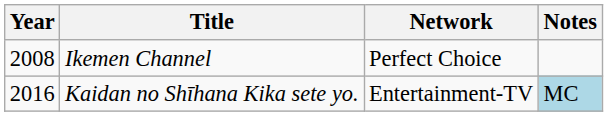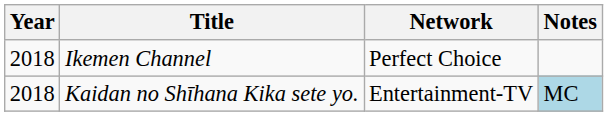(32, 57) 2008 -> (32, 57) 2018
(32, 93) 2016 -> (32, 93) 2018
